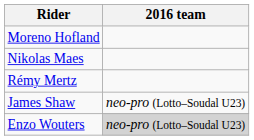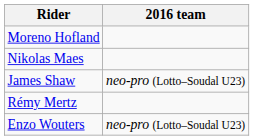rows swapped: (42, 80) <-> (41, 102)
(176, 124) lightgrey background -> (176, 124) no background
